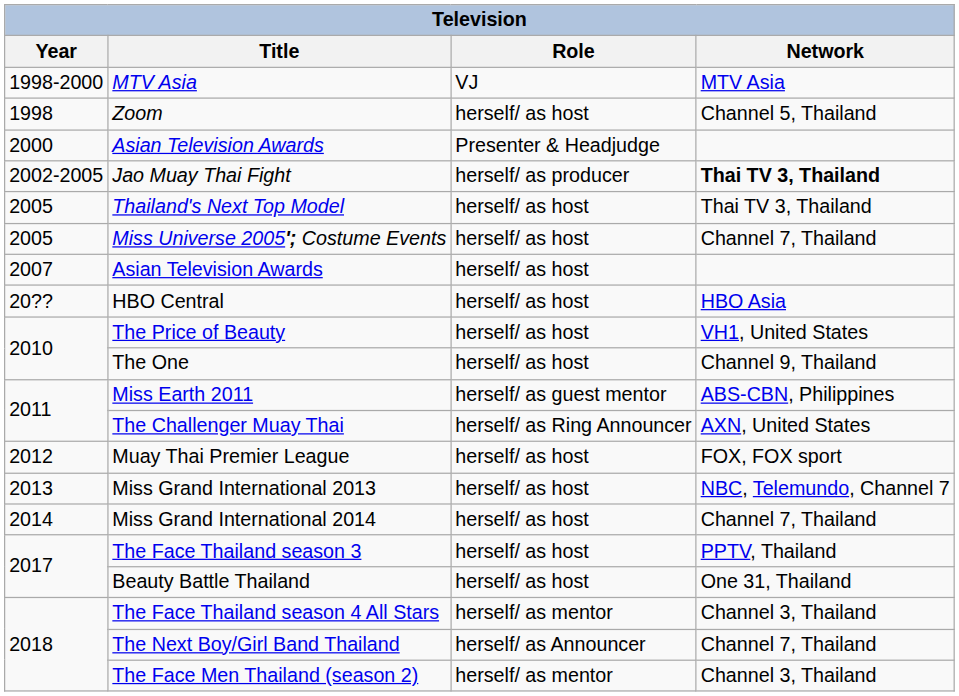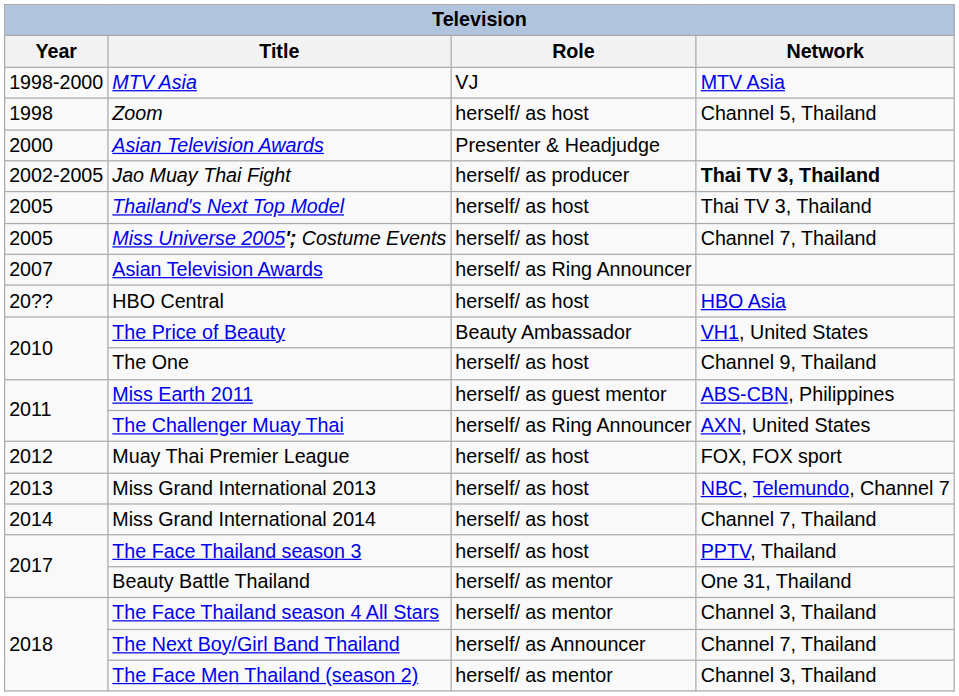(522, 269) herself/ as host -> (573, 269) herself/ as Ring Announcer
(522, 332) herself/ as host -> (543, 332) Beauty Ambassador
(522, 581) herself/ as host -> (534, 581) herself/ as mentor
